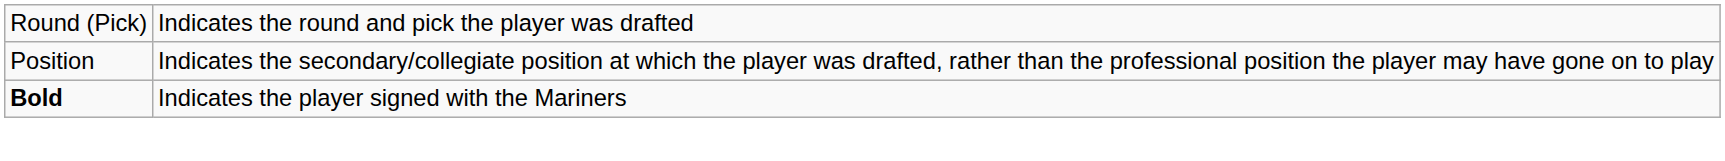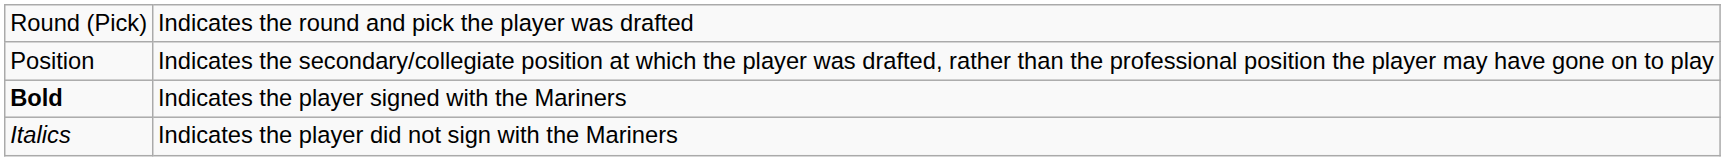+ row: (40, 135)
